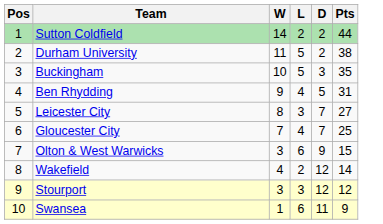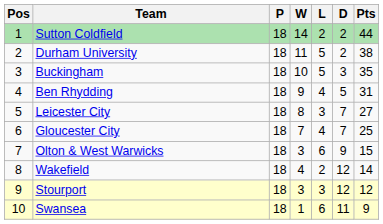+ column: (280, 14)
